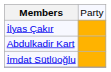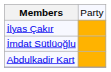rows swapped: (41, 44) <-> (41, 60)
